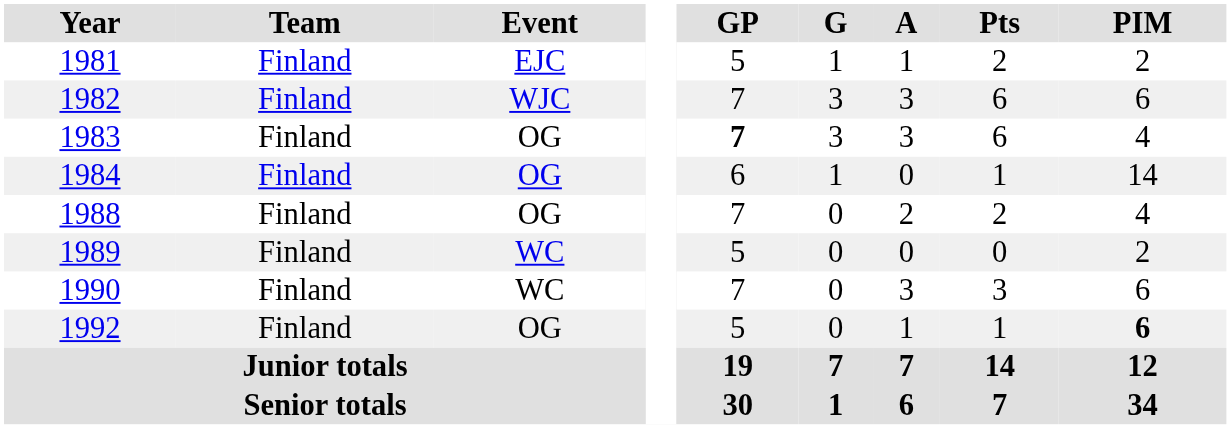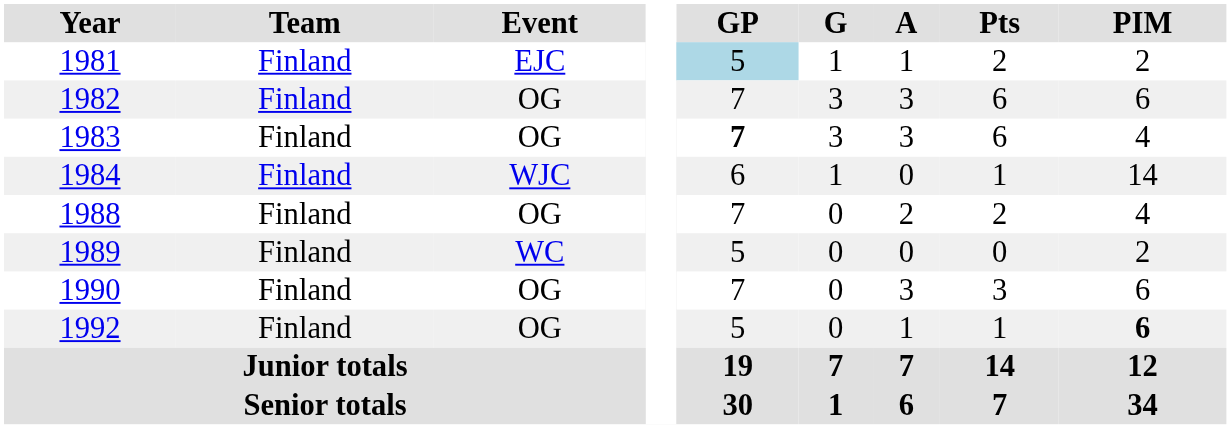(738, 60) no background -> (738, 60) lightblue background
(540, 99) WJC -> (540, 99) OG
(540, 175) OG -> (540, 175) WJC
(540, 290) WC -> (540, 290) OG
